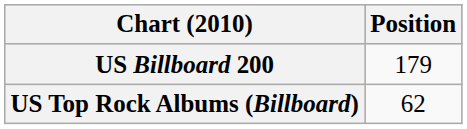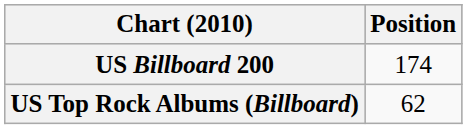(413, 63) 179 -> (413, 63) 174
